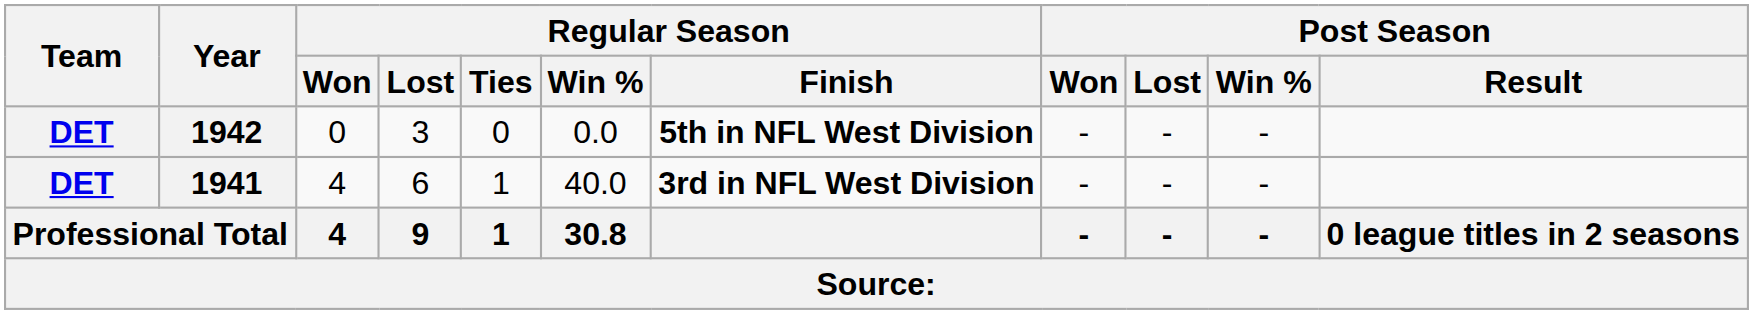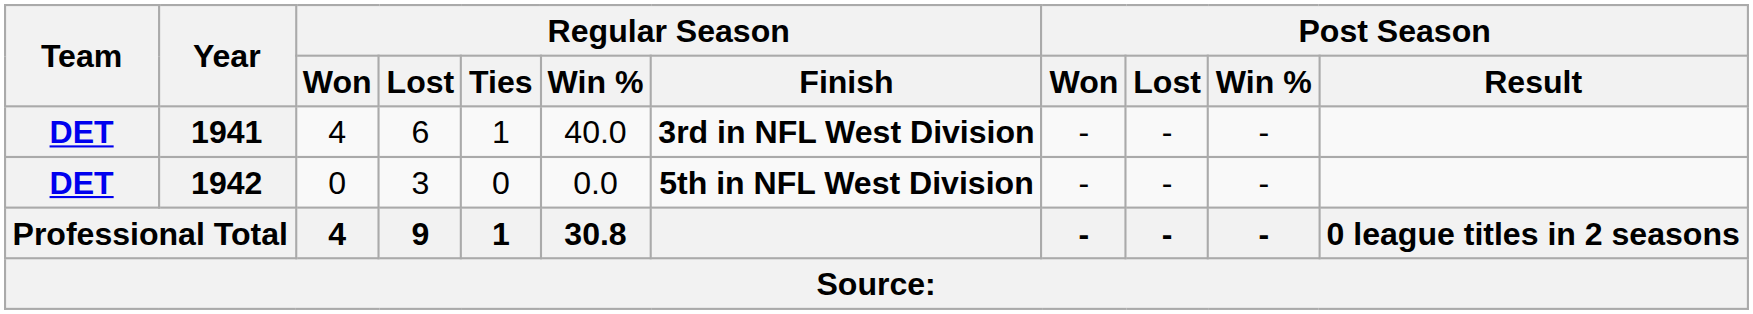rows swapped: (227, 183) <-> (227, 132)
